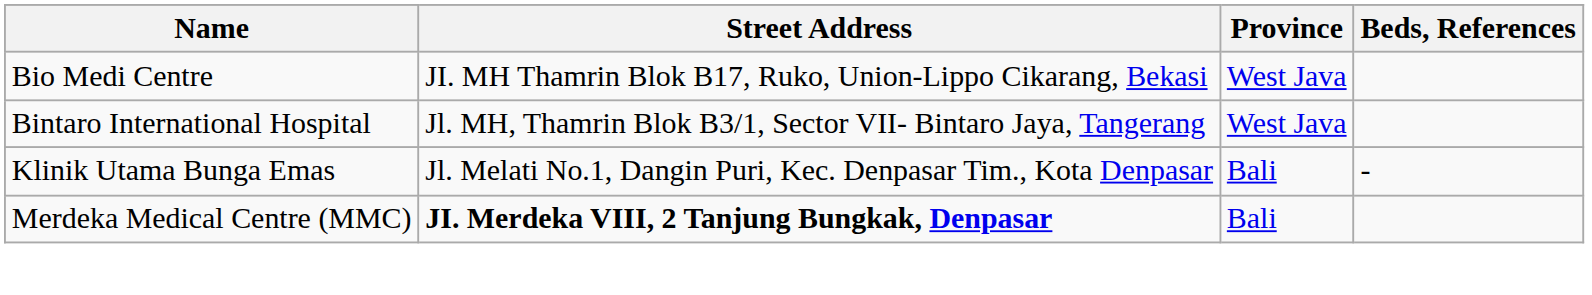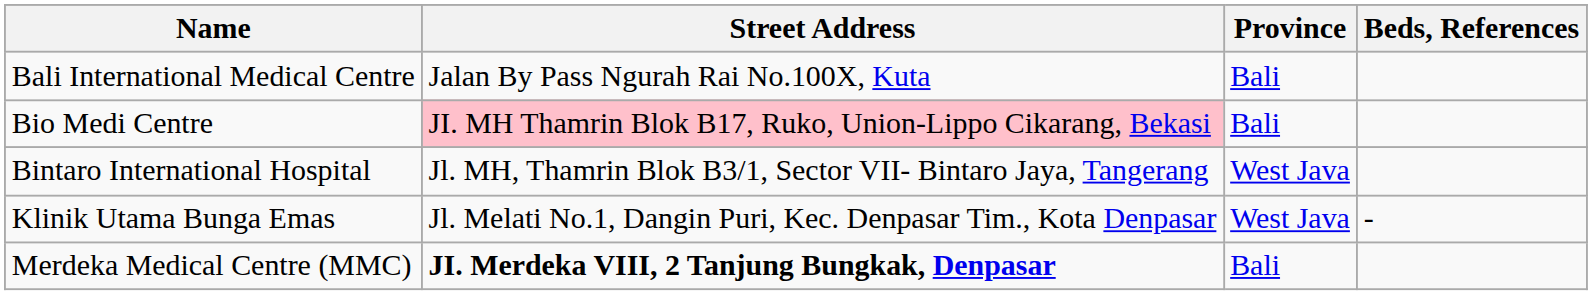+ row: (213, 75)
(816, 75) no background -> (820, 123) pink background
(1287, 75) West Java -> (1255, 123) Bali
(1252, 170) Bali -> (1290, 218) West Java
